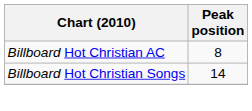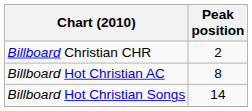+ row: (79, 52)
